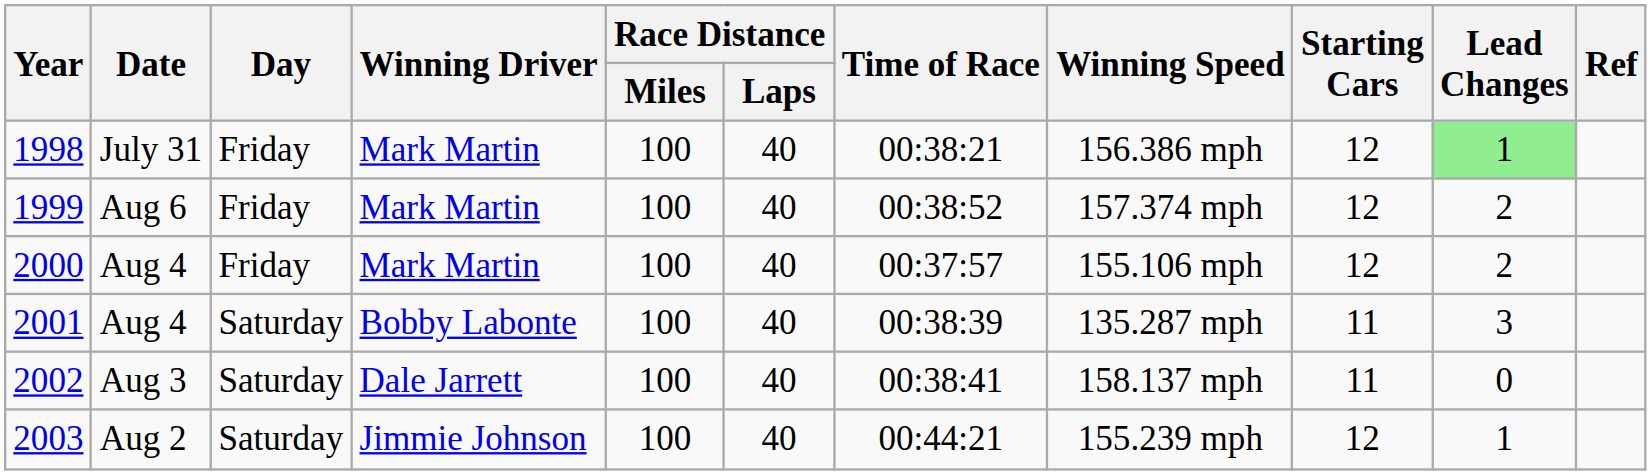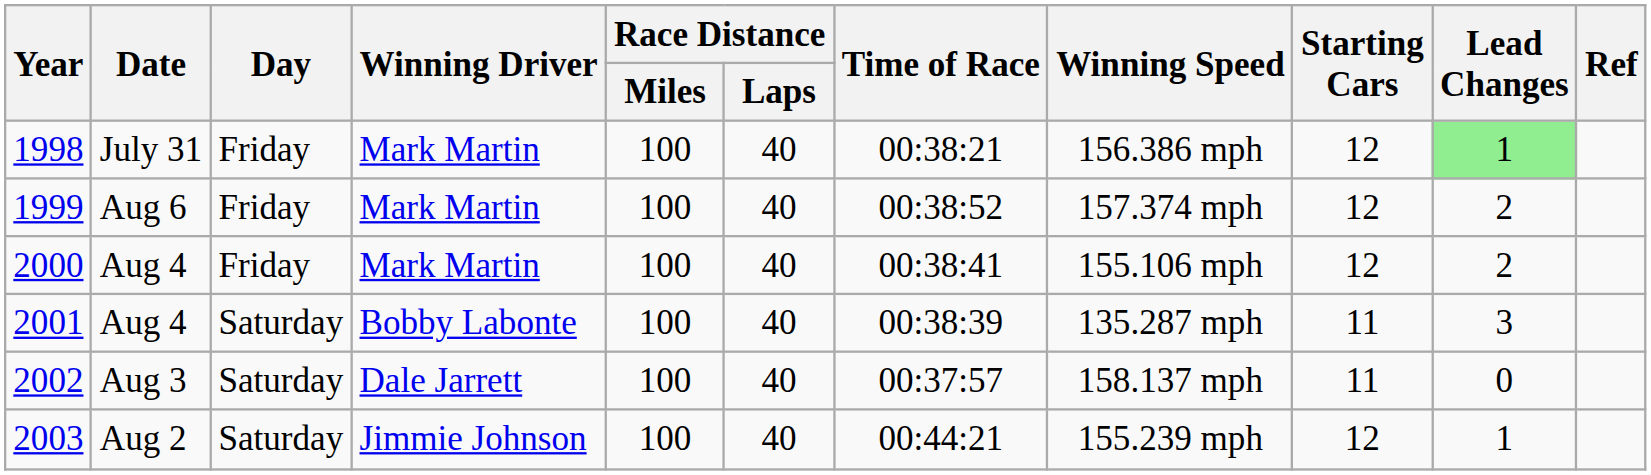(941, 265) 00:37:57 -> (941, 265) 00:38:41
(941, 381) 00:38:41 -> (941, 381) 00:37:57
